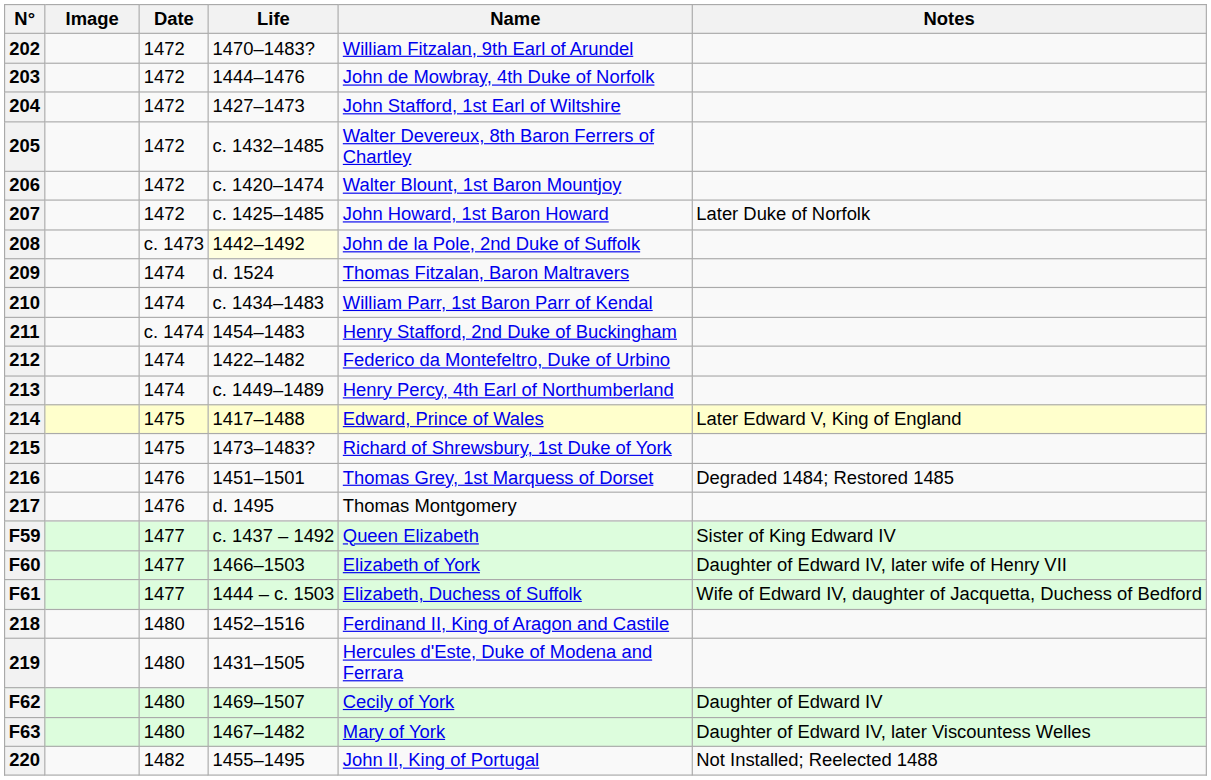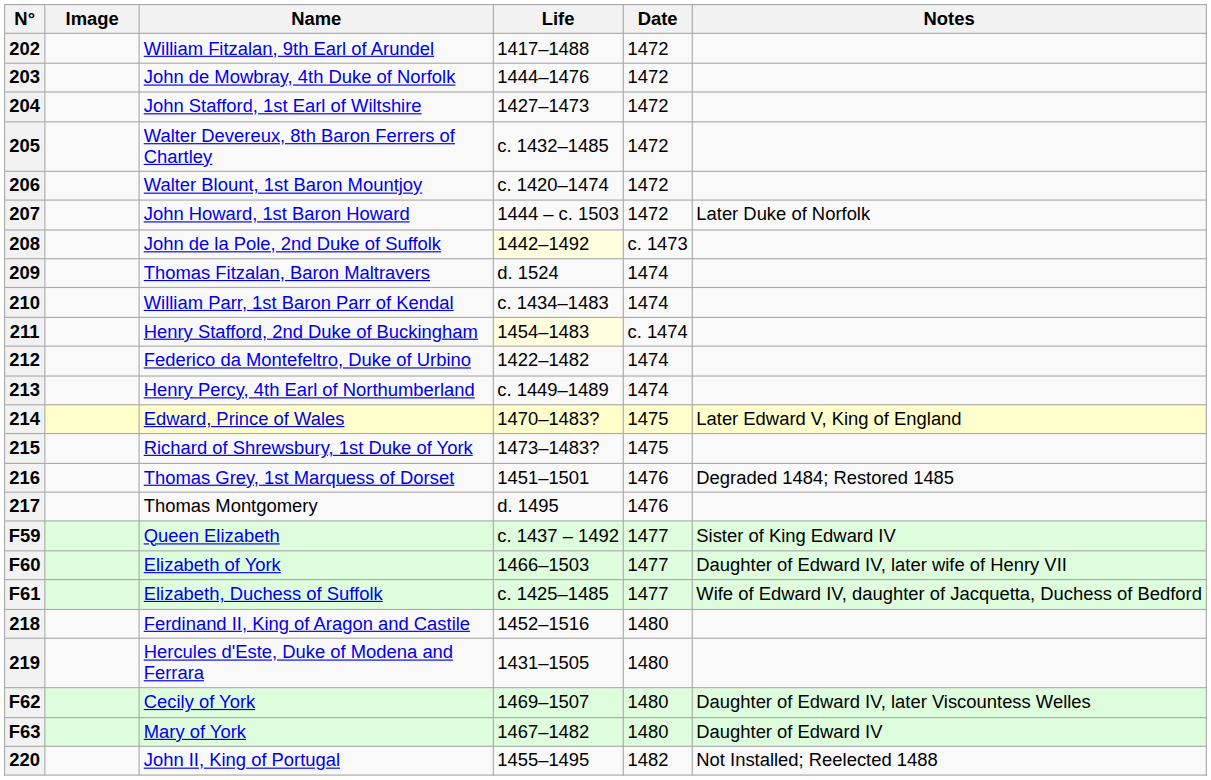columns swapped: (515, 19) <-> (174, 19)
(264, 48) 1470–1483? -> (543, 48) 1417–1488
(268, 214) c. 1425–1485 -> (558, 214) 1444 – c. 1503
(259, 331) no background -> (543, 331) lightyellow background
(259, 419) 1417–1488 -> (548, 419) 1470–1483?
(273, 594) 1444 – c. 1503 -> (553, 594) c. 1425–1485
(789, 702) Daughter of Edward IV -> (894, 702) Daughter of Edward IV, later Viscountess Welles
(894, 731) Daughter of Edward IV, later Viscountess Welles -> (789, 731) Daughter of Edward IV
